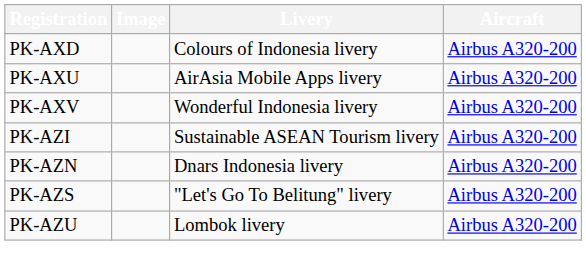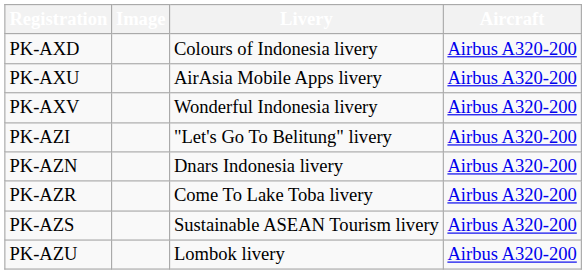(306, 136) Sustainable ASEAN Tourism livery -> (283, 136) "Let's Go To Belitung" livery
+ row: (43, 195)
(283, 195) "Let's Go To Belitung" livery -> (306, 225) Sustainable ASEAN Tourism livery
